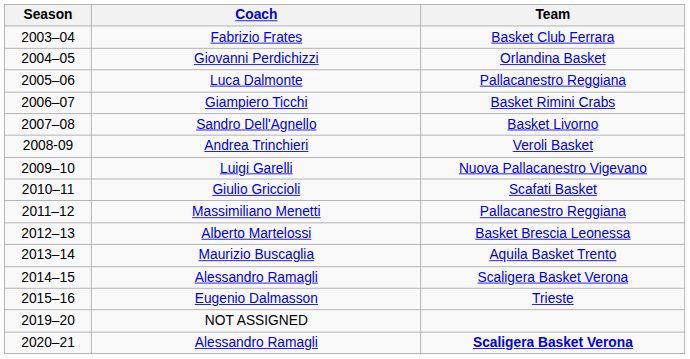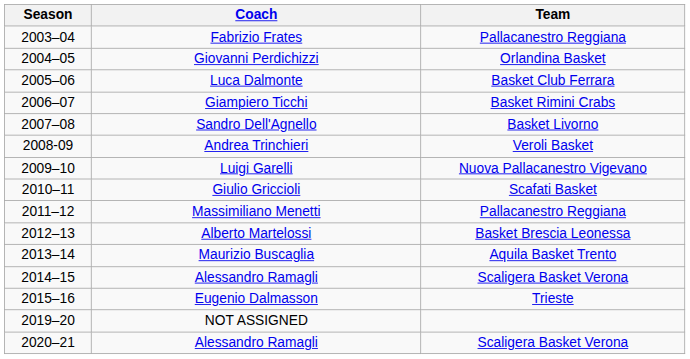(553, 37) Basket Club Ferrara -> (553, 37) Pallacanestro Reggiana
(553, 80) Pallacanestro Reggiana -> (553, 80) Basket Club Ferrara
(553, 342) bold -> (553, 342) normal
